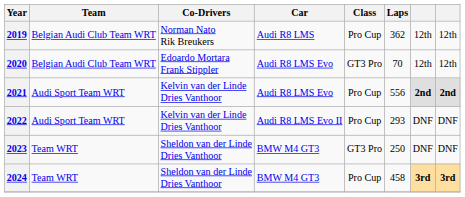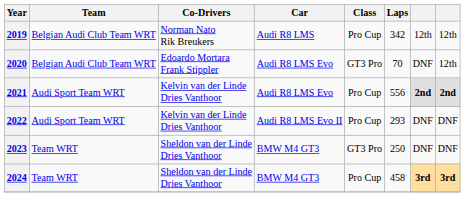(397, 35) 362 -> (397, 35) 342
(423, 64) 12th -> (423, 64) DNF
